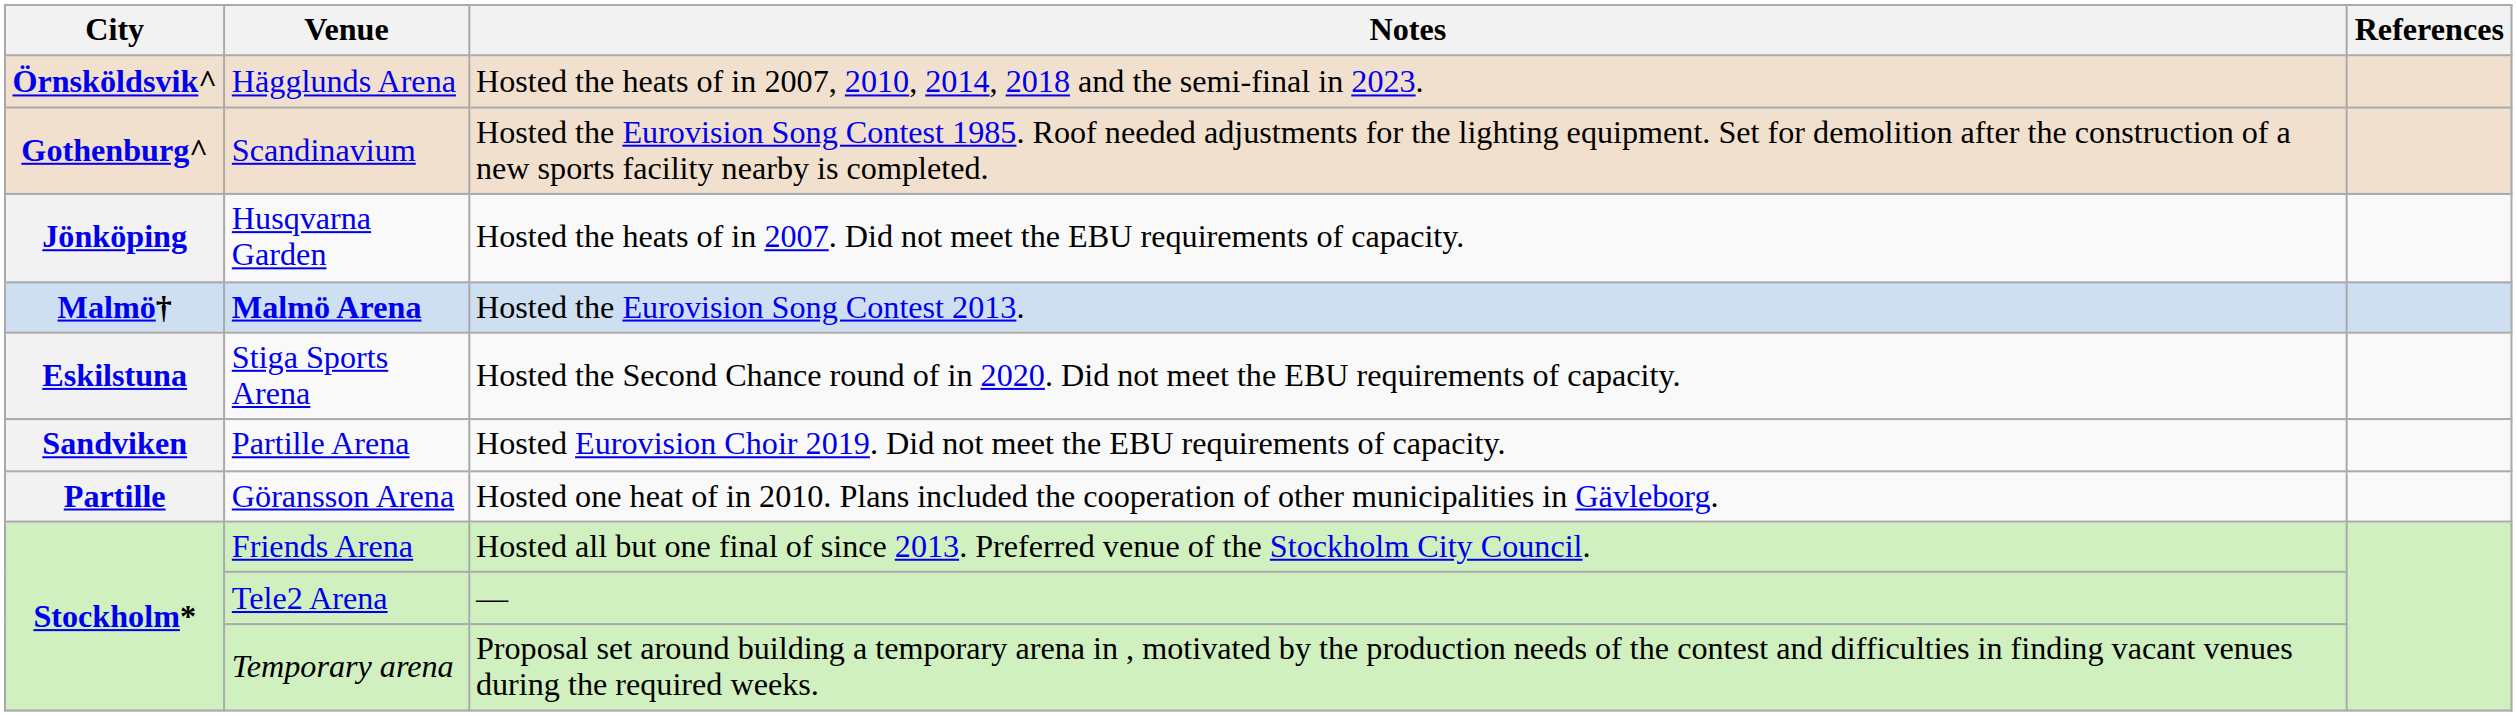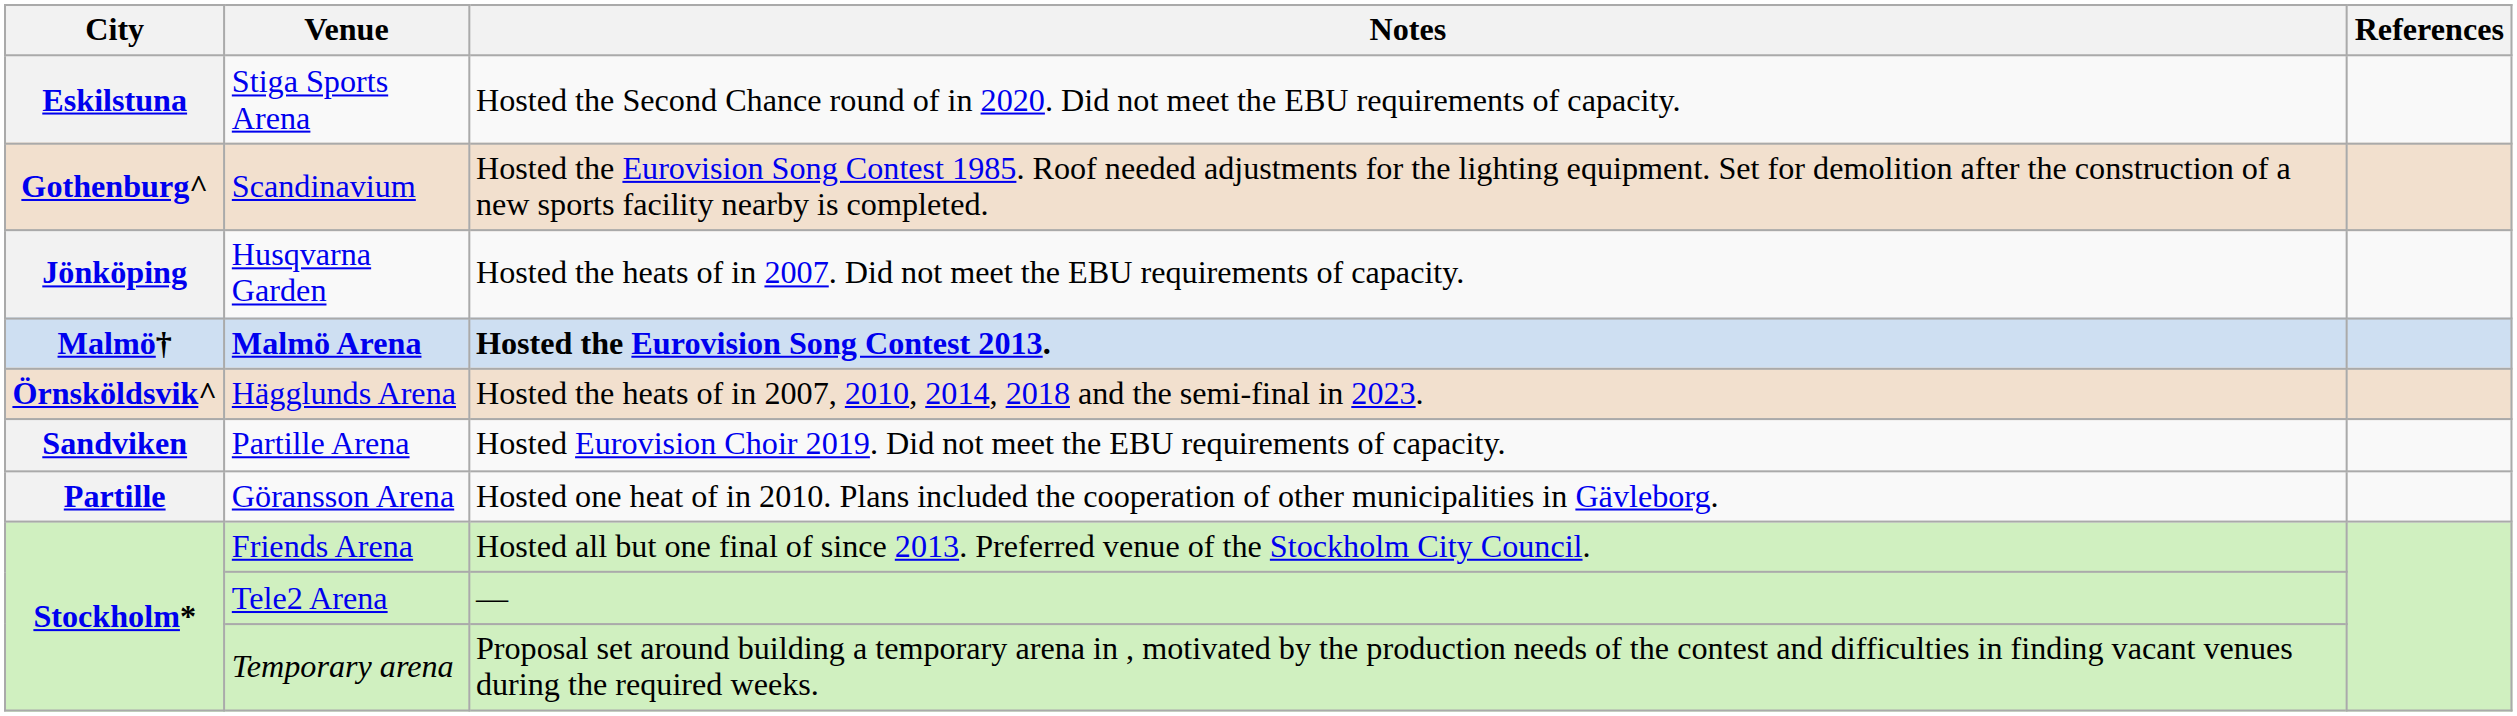rows swapped: (310, 375) <-> (344, 81)
(750, 306) normal -> (763, 342) bold
